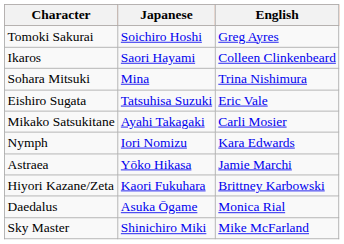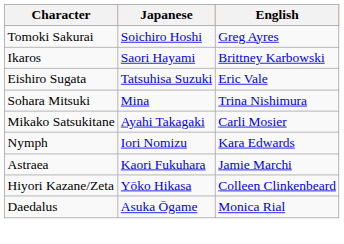(277, 57) Colleen Clinkenbeard -> (272, 57) Brittney Karbowski
rows swapped: (49, 79) <-> (47, 100)
(156, 164) Yōko Hikasa -> (163, 164) Kaori Fukuhara
(163, 185) Kaori Fukuhara -> (156, 185) Yōko Hikasa
(272, 185) Brittney Karbowski -> (277, 185) Colleen Clinkenbeard
- row: (38, 228)
